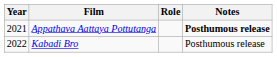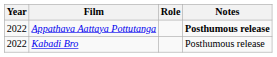(17, 28) 2021 -> (17, 28) 2022
